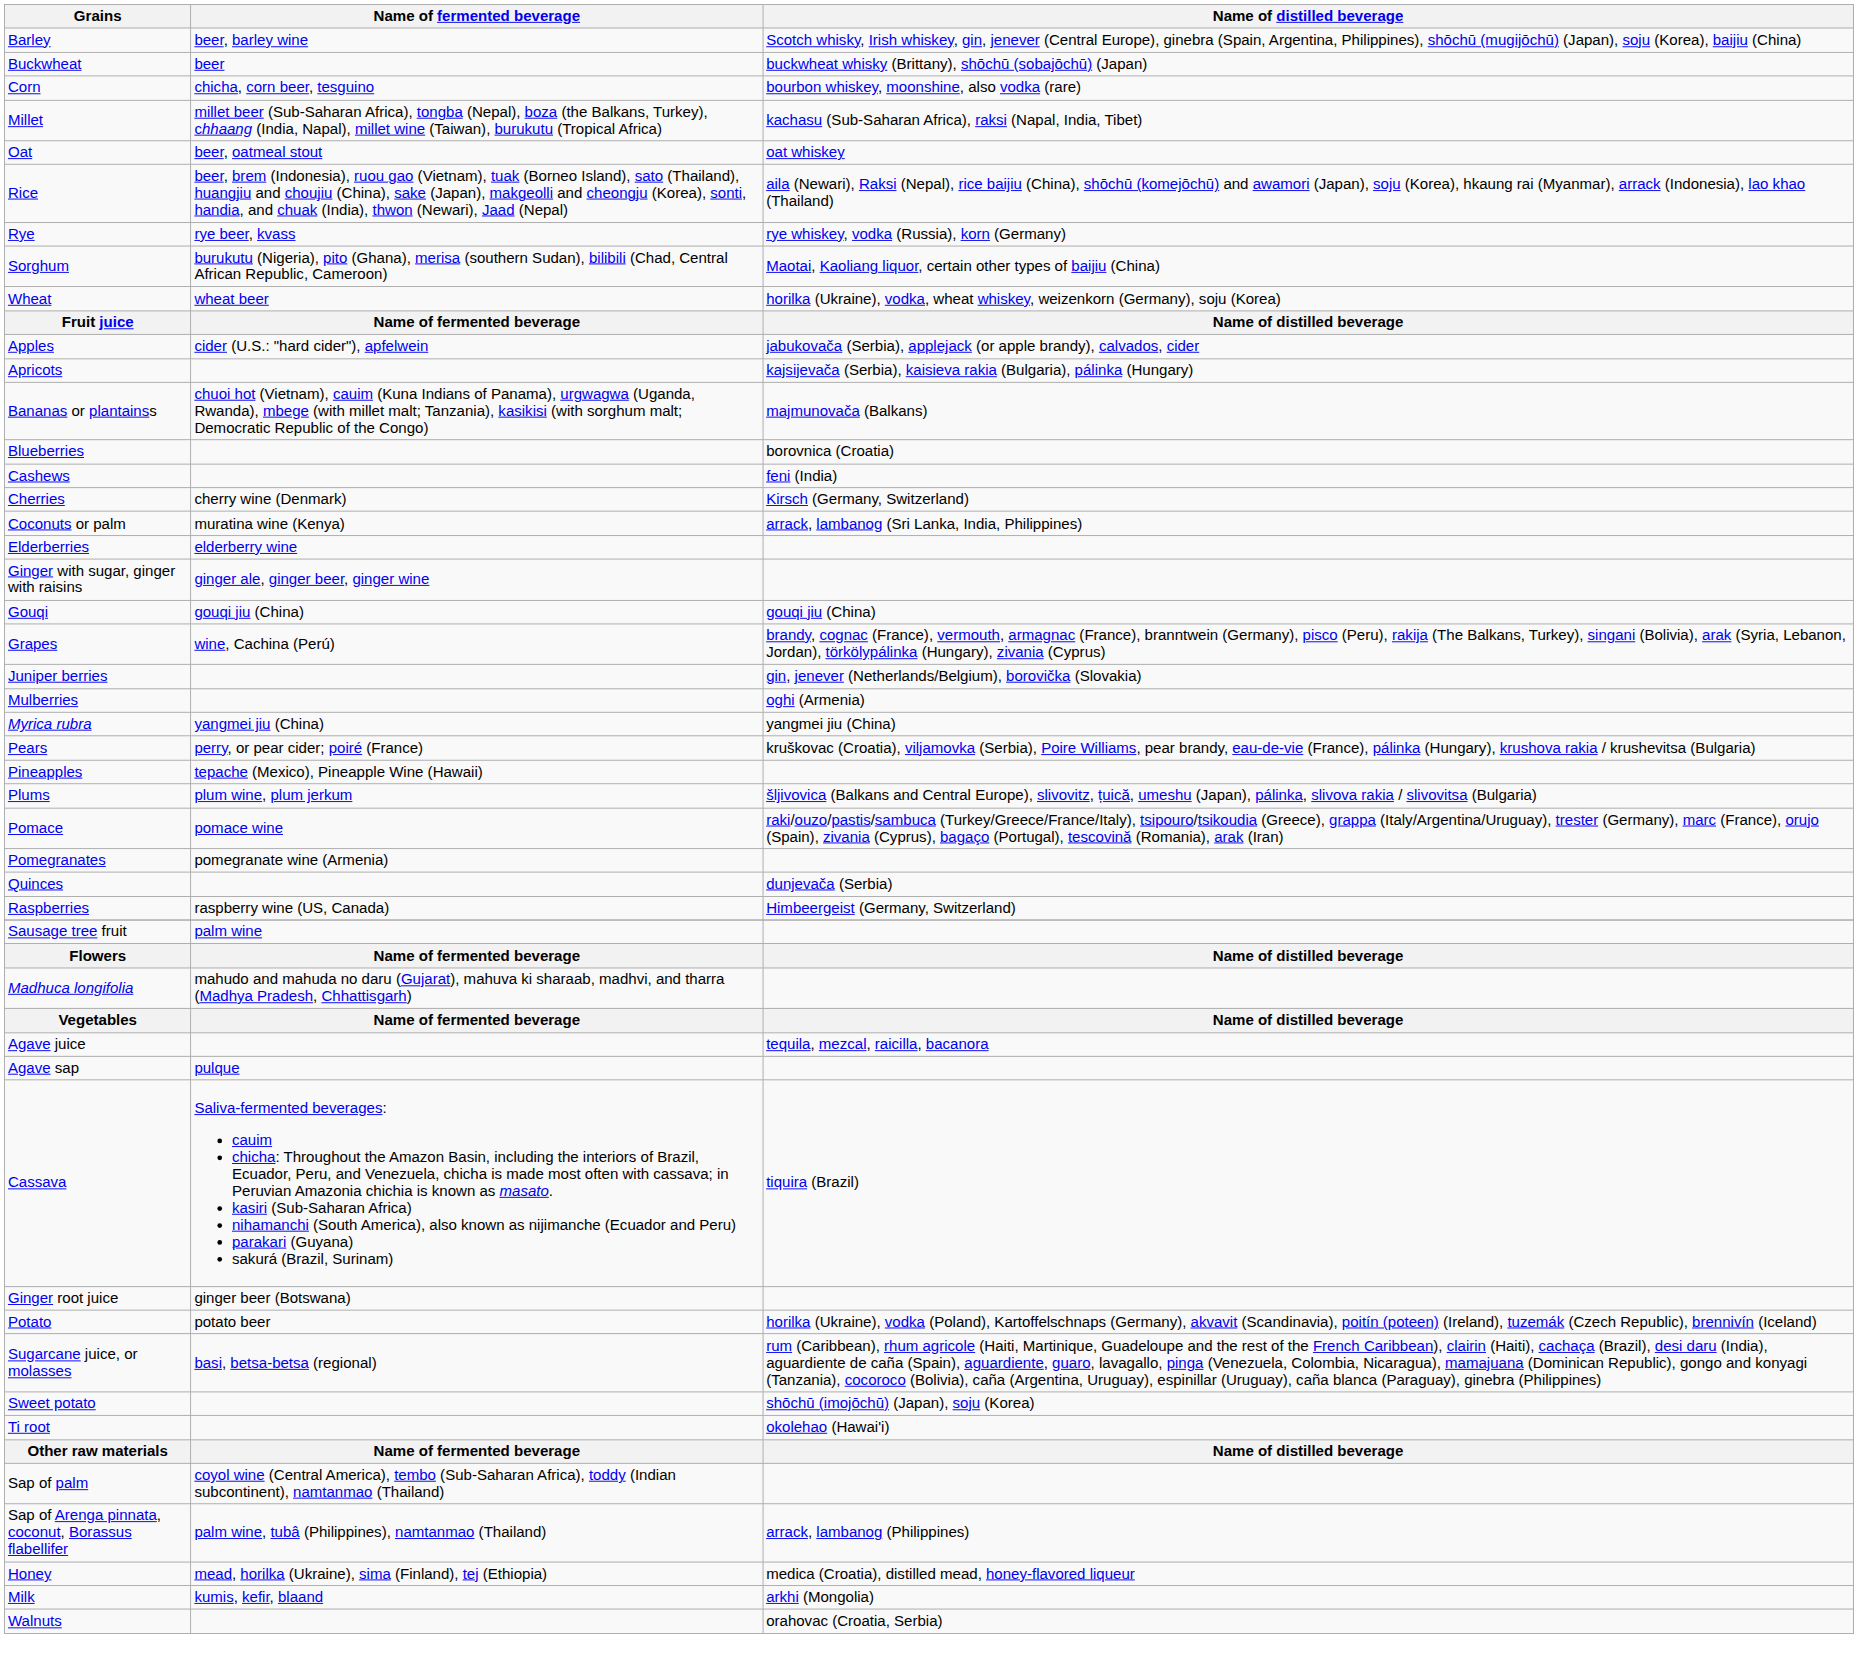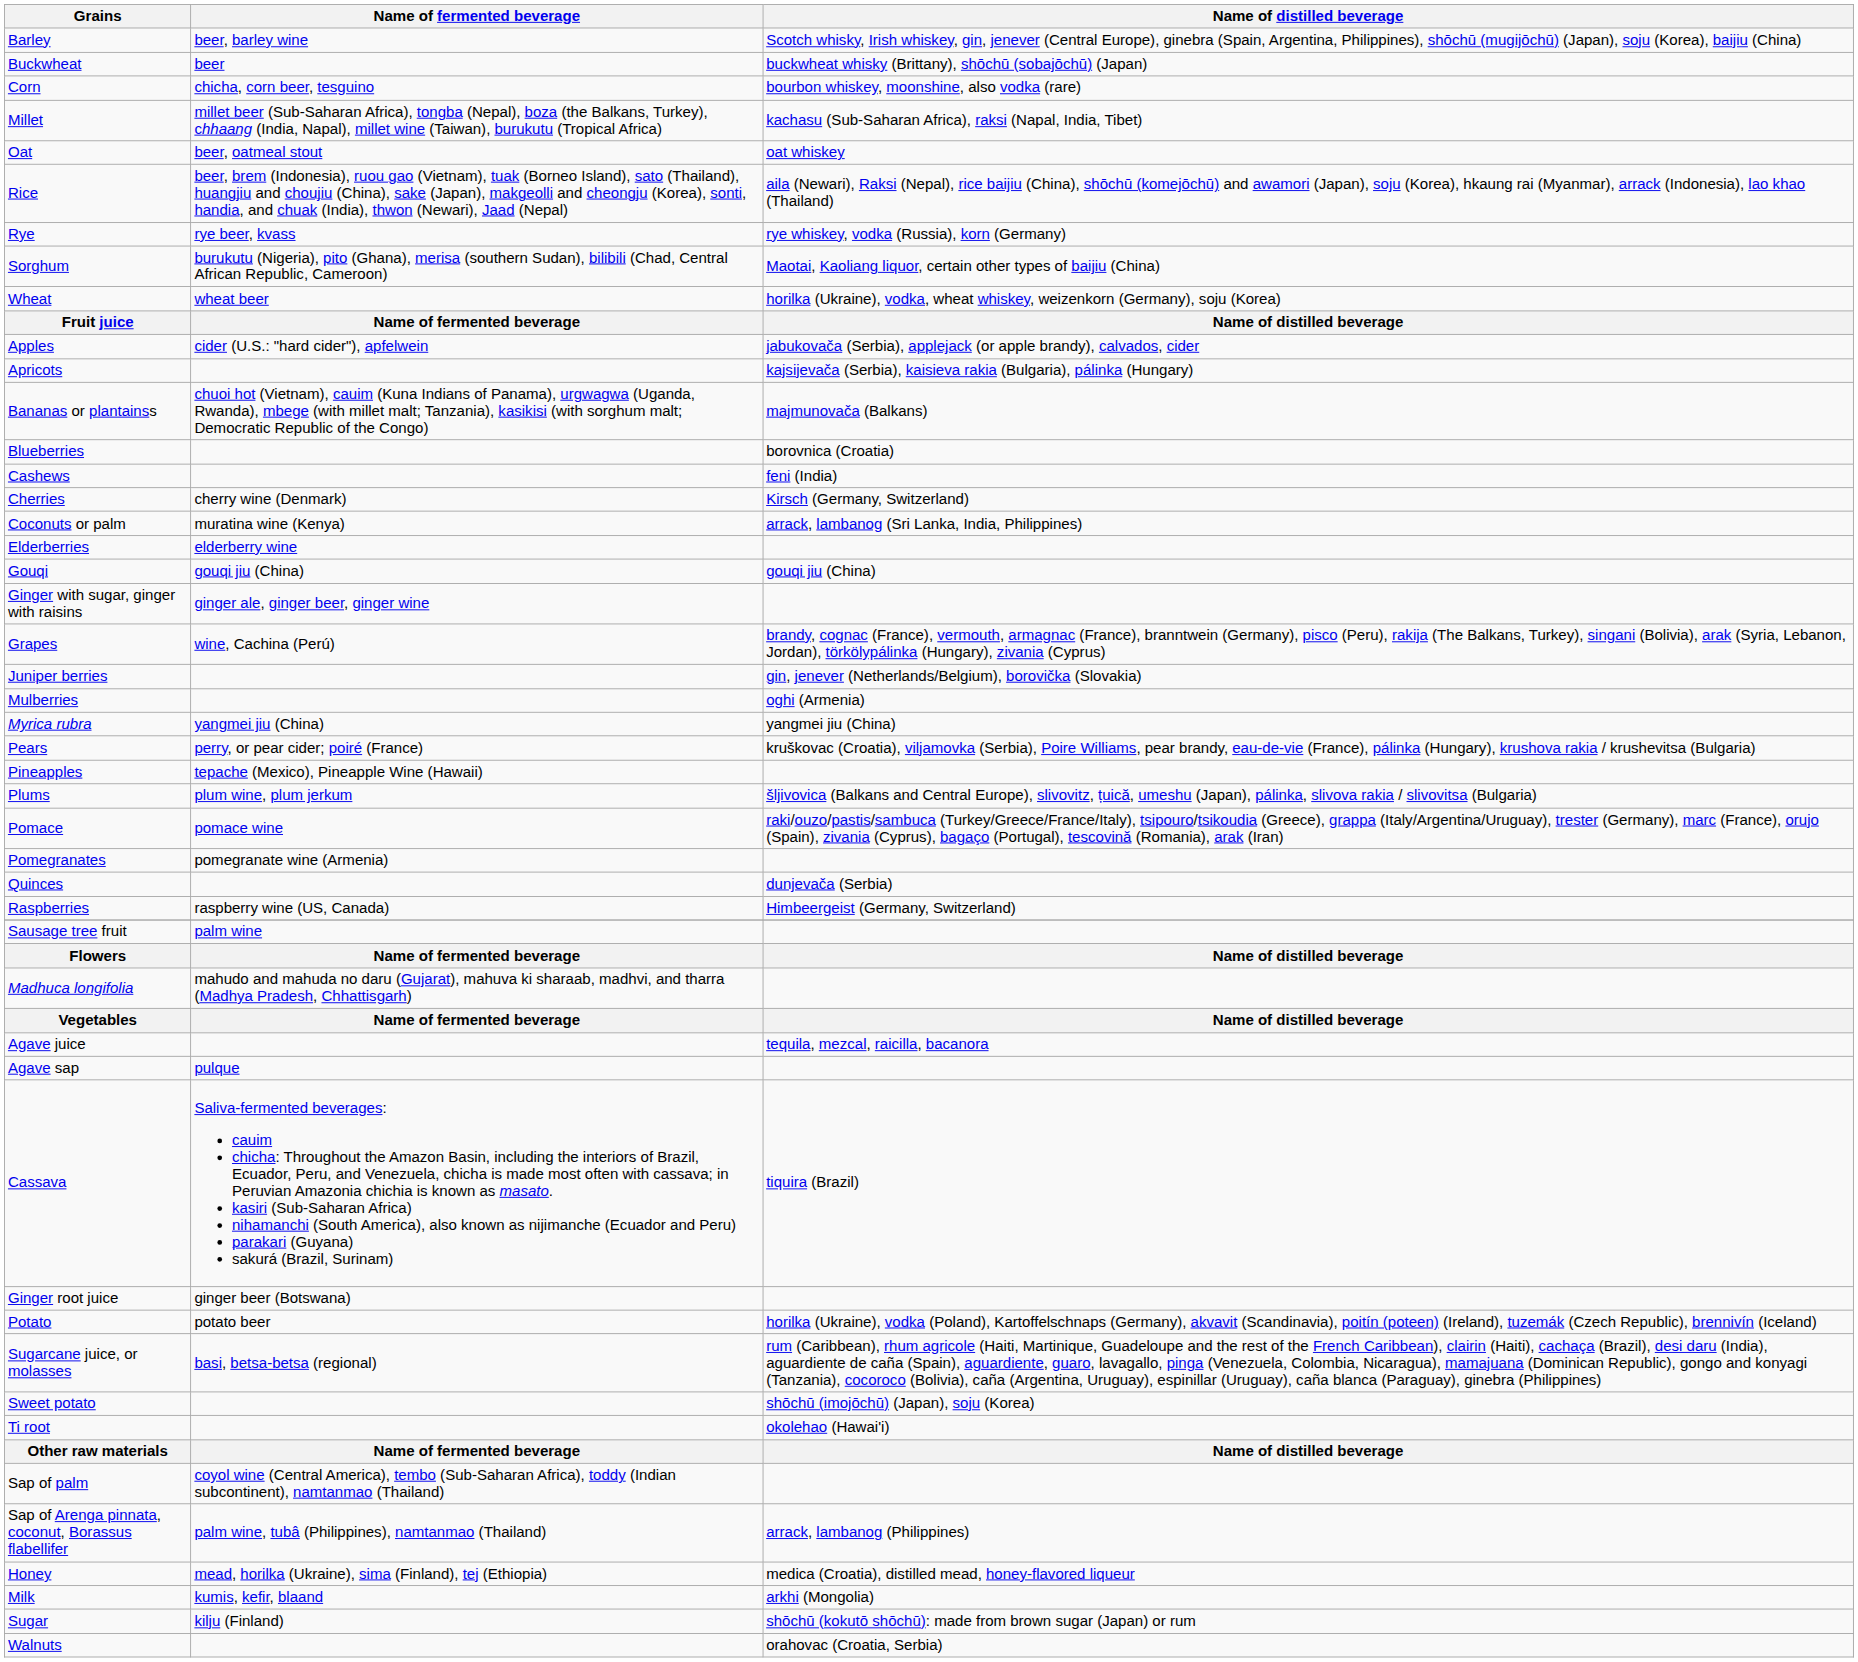rows swapped: (28, 611) <-> (92, 579)
+ row: (28, 1621)
